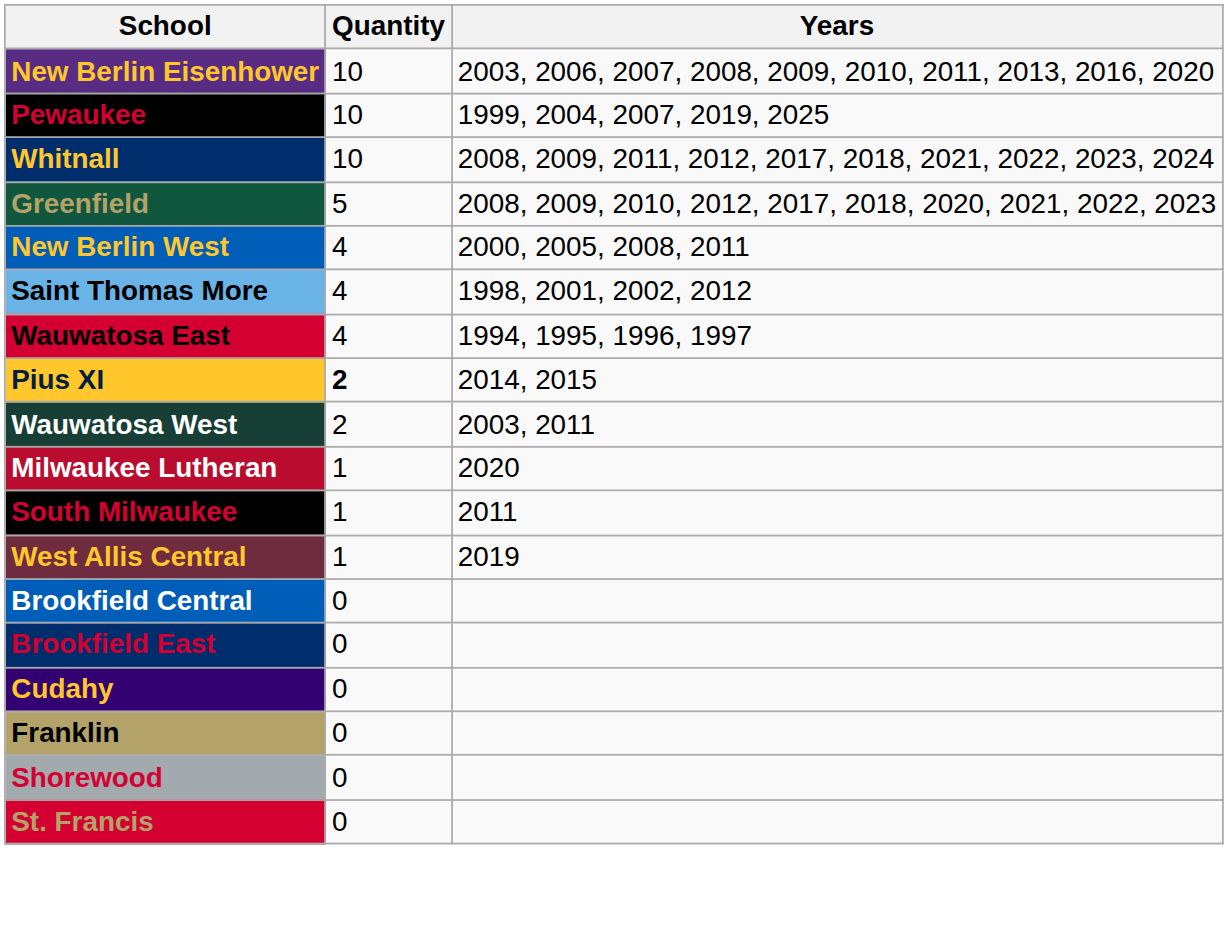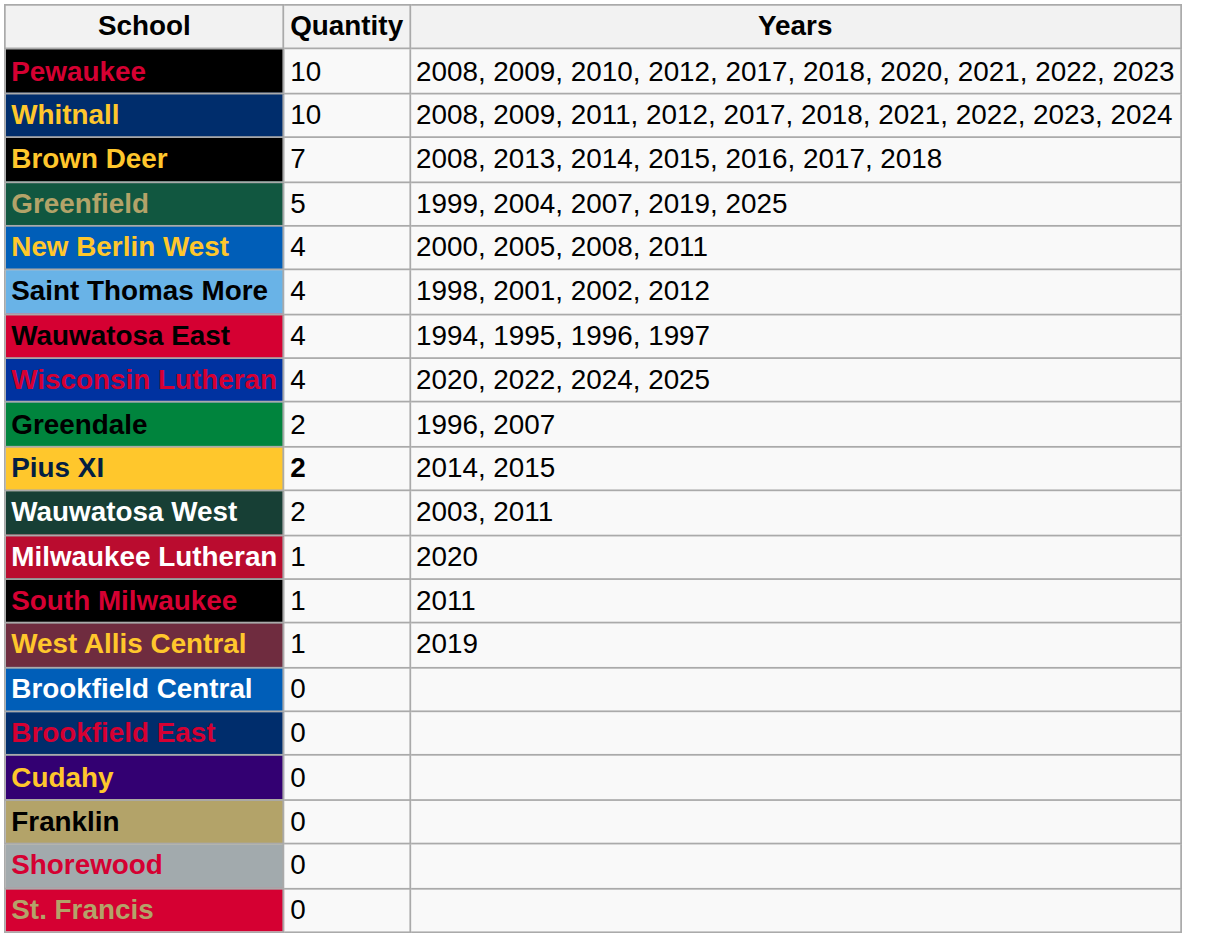- row: (165, 70)
(644, 114) 1999, 2004, 2007, 2019, 2025 -> (795, 70) 2008, 2009, 2010, 2012, 2017, 2018, 2020, 2021, 2022, 2023
+ row: (89, 159)
(837, 203) 2008, 2009, 2010, 2012, 2017, 2018, 2020, 2021, 2022, 2023 -> (602, 203) 1999, 2004, 2007, 2019, 2025
+ row: (144, 379)
+ row: (79, 423)
